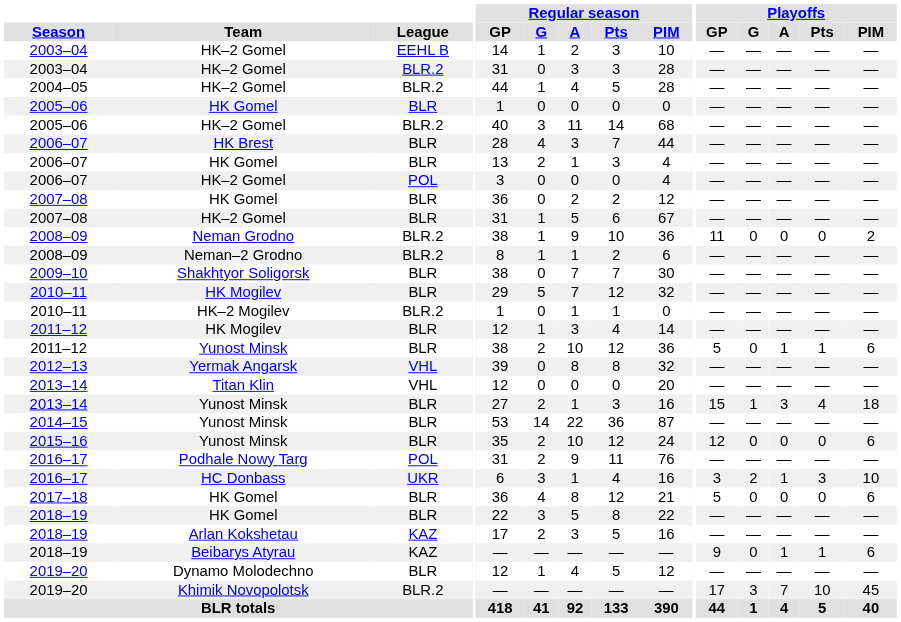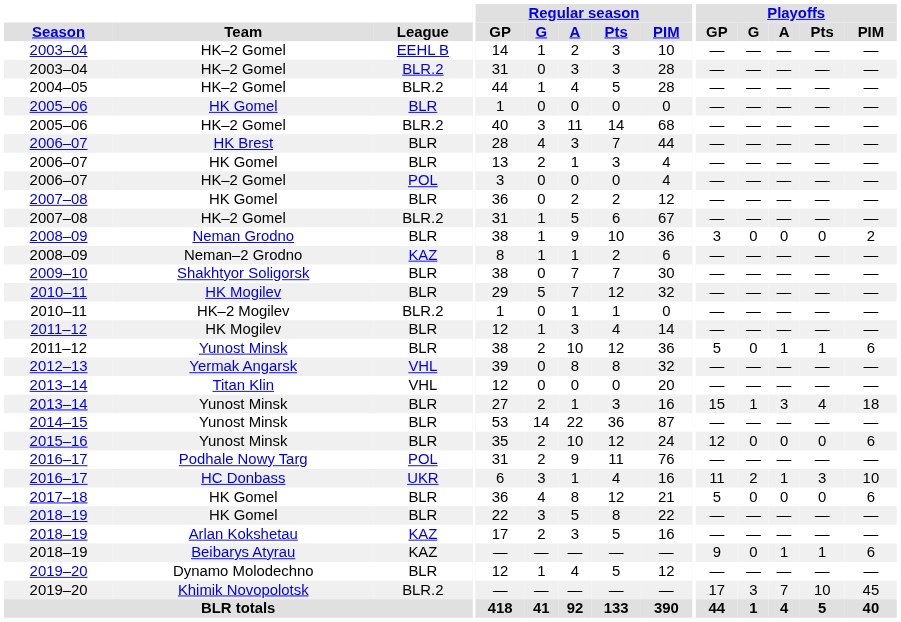(423, 217) BLR -> (423, 217) BLR.2
(423, 236) BLR.2 -> (423, 236) BLR
(717, 236) 11 -> (717, 236) 3
(423, 255) BLR.2 -> (423, 255) KAZ
(717, 478) 3 -> (717, 478) 11
